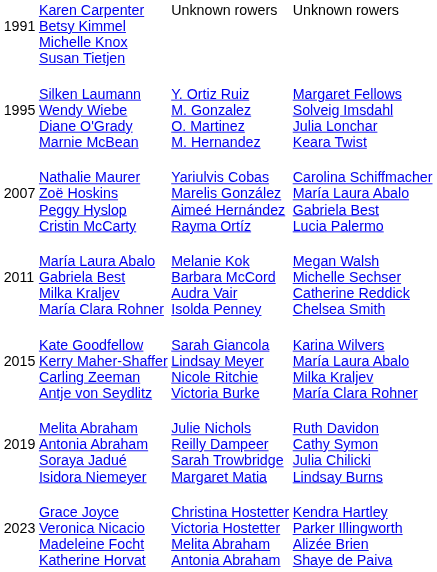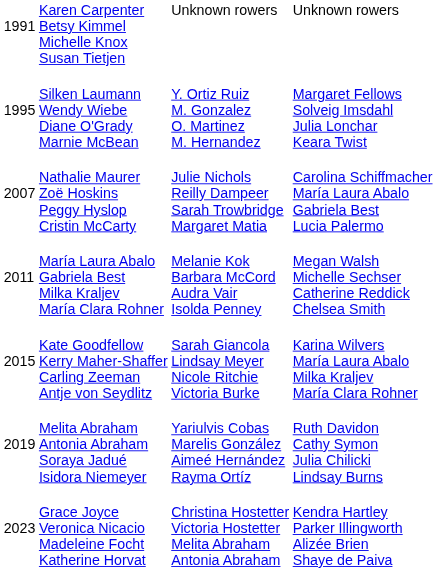(228, 202) Yariulvis Cobas Marelis González Aimeé Hernández Rayma Ortíz -> (227, 202) Julie Nichols Reilly Dampeer Sarah Trowbridge Margaret Matia
(227, 453) Julie Nichols Reilly Dampeer Sarah Trowbridge Margaret Matia -> (228, 453) Yariulvis Cobas Marelis González Aimeé Hernández Rayma Ortíz
